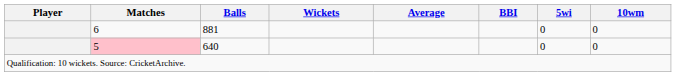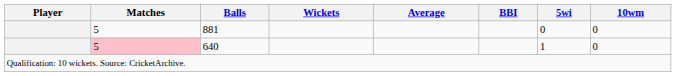(96, 29) 6 -> (96, 29) 5
(543, 46) 0 -> (543, 46) 1
